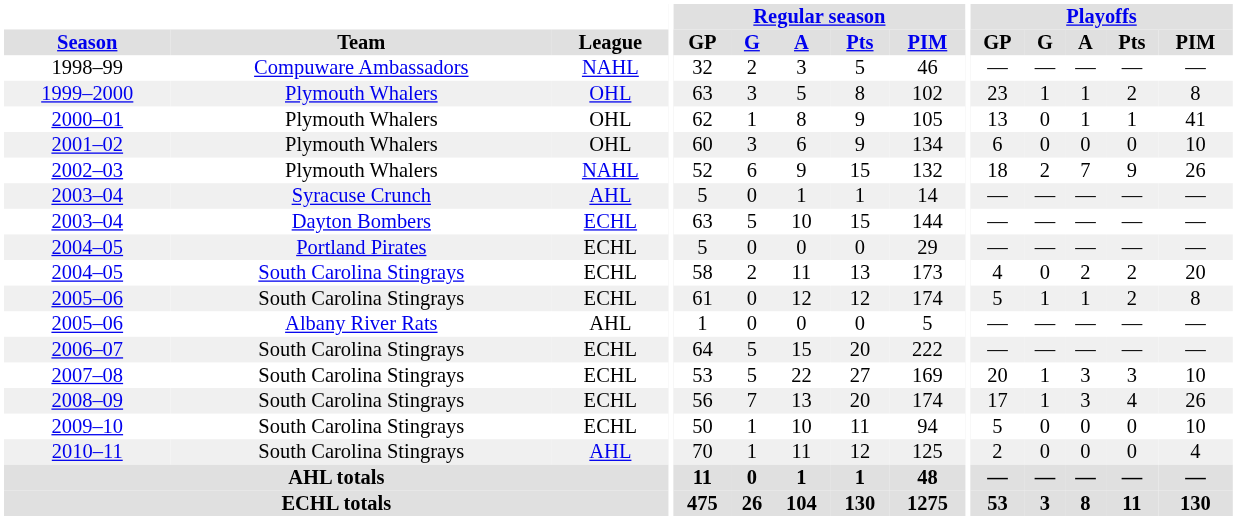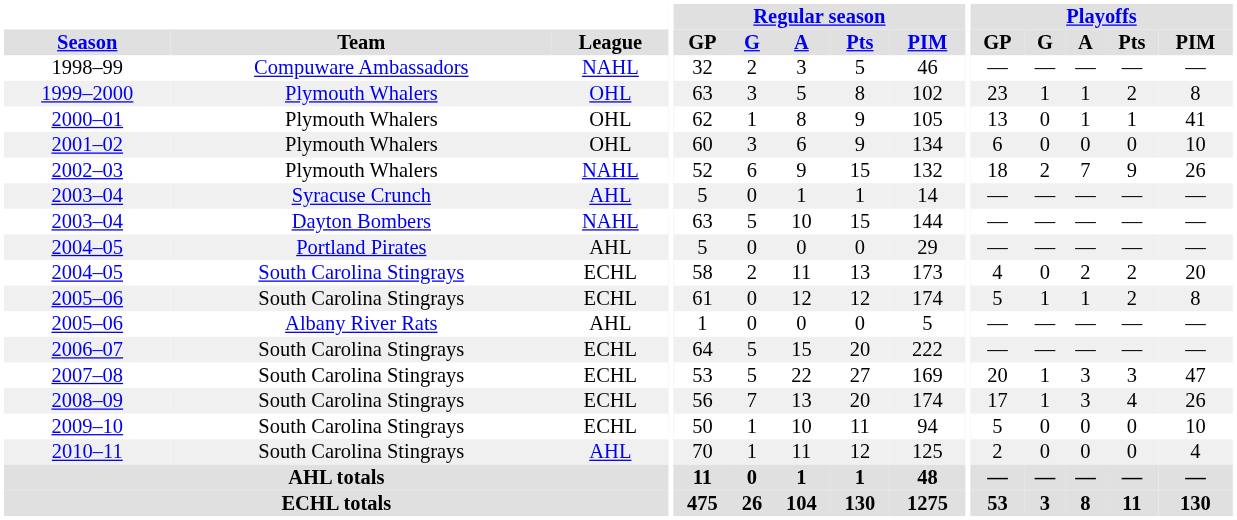(610, 221) ECHL -> (610, 221) NAHL
(610, 247) ECHL -> (610, 247) AHL
(1195, 375) 10 -> (1195, 375) 47
